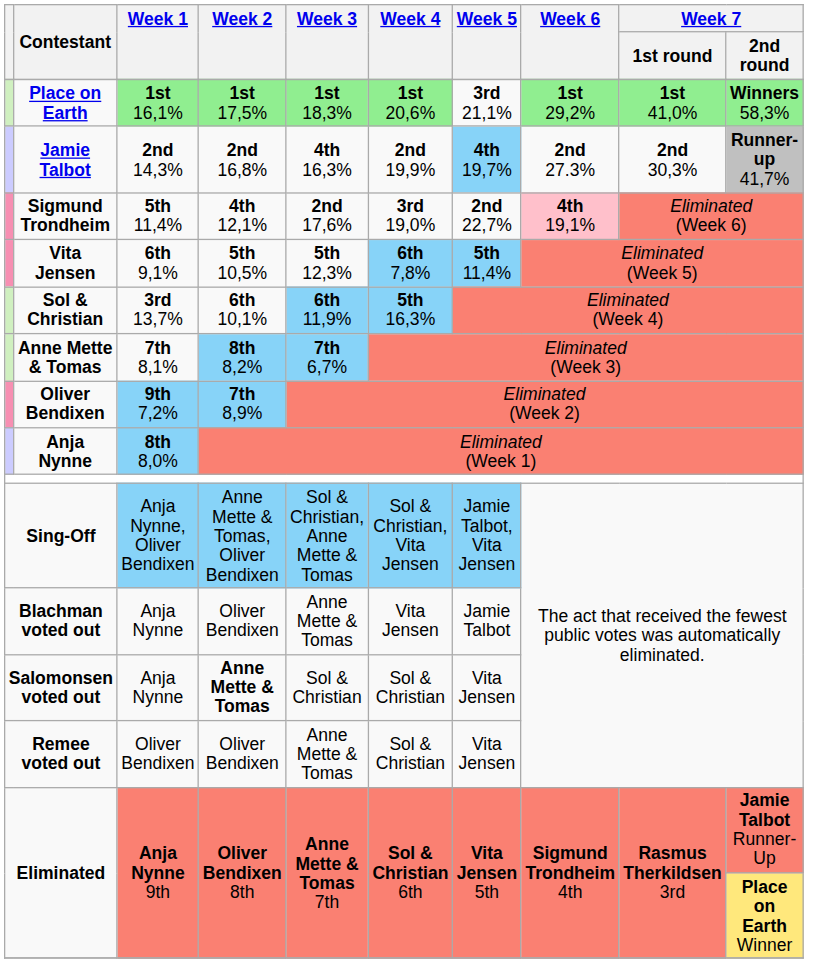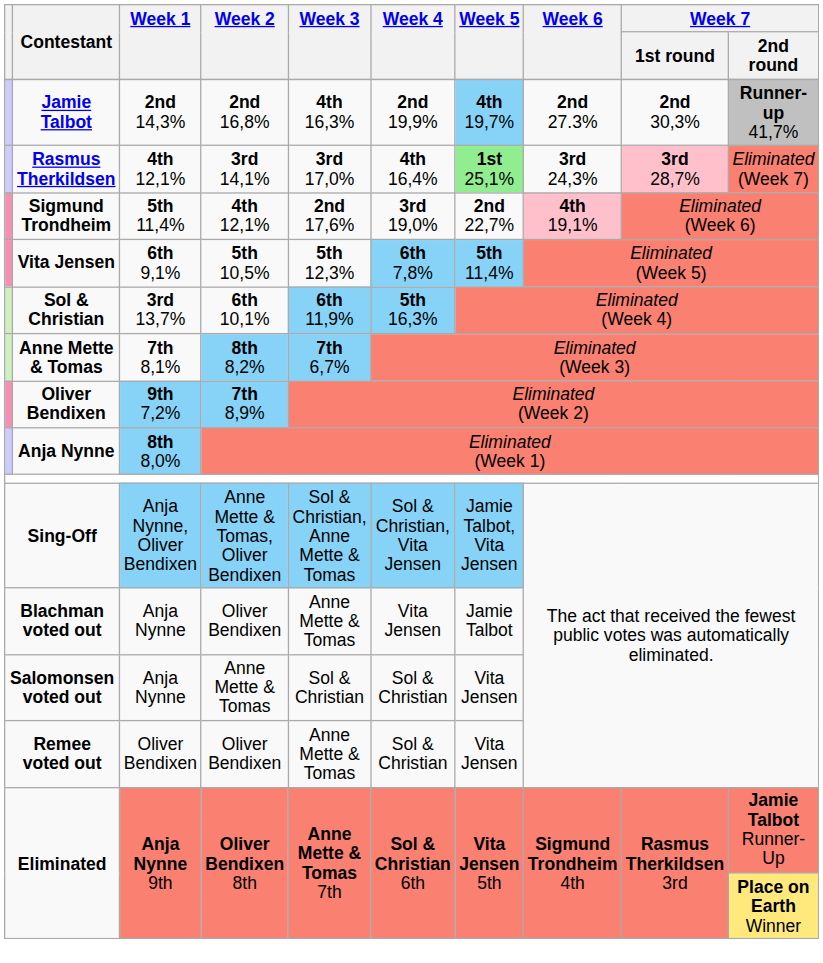- row: (65, 102)
+ row: (66, 169)
(242, 687) bold -> (245, 687) normal
